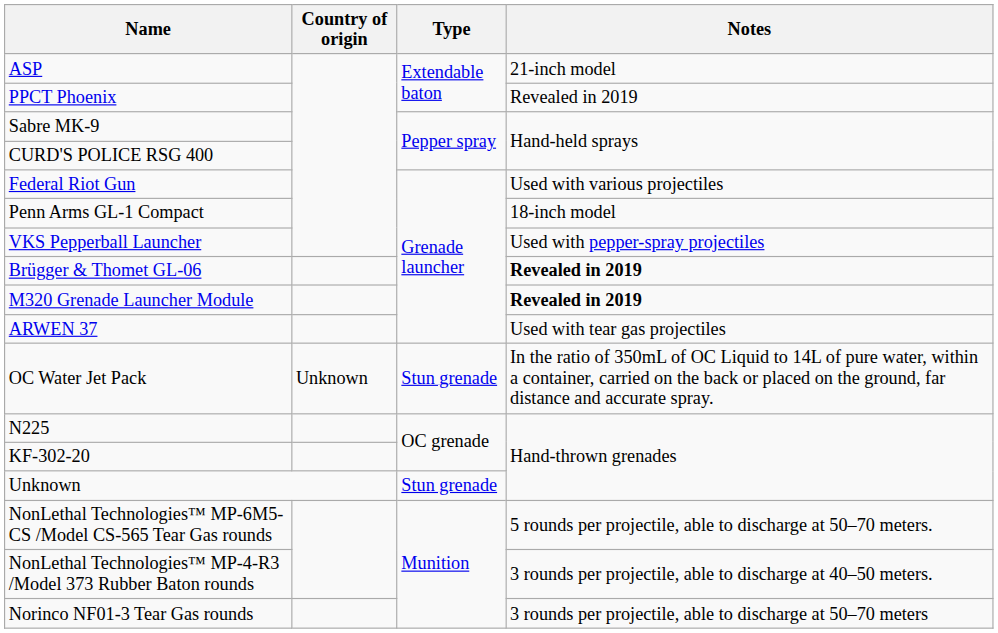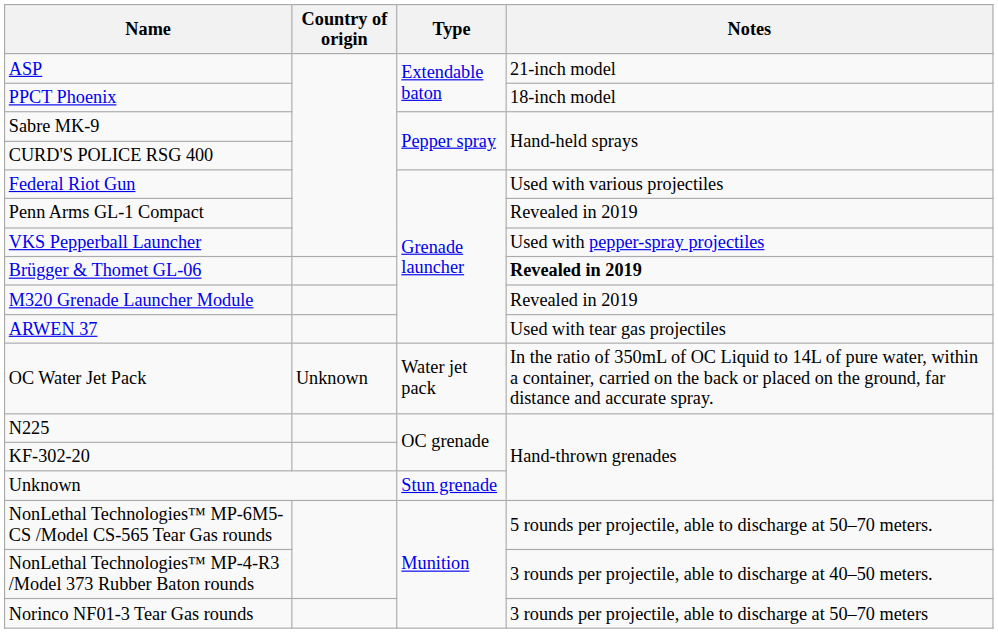(574, 97) Revealed in 2019 -> (563, 97) 18-inch model
(563, 213) 18-inch model -> (574, 213) Revealed in 2019
(576, 299) bold -> (574, 299) normal
(449, 378) Stun grenade -> (434, 378) Water jet pack
